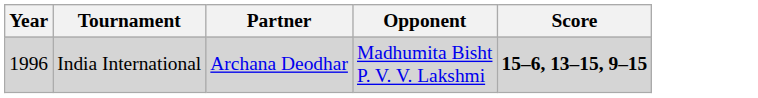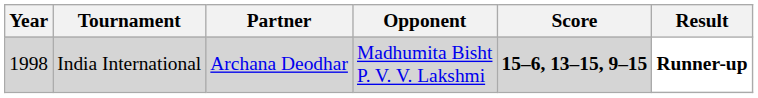+ column: (702, 20)
(29, 64) 1996 -> (29, 64) 1998
